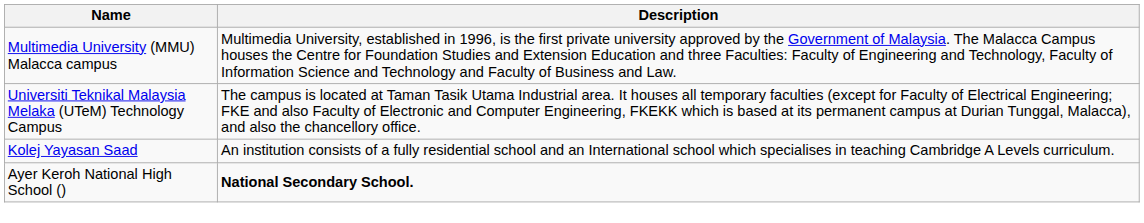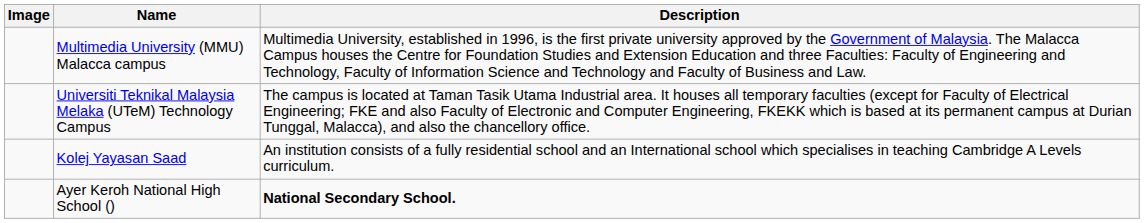+ column: (29, 16)
